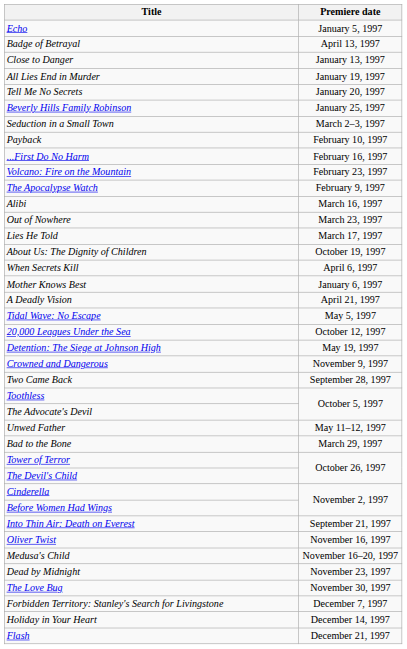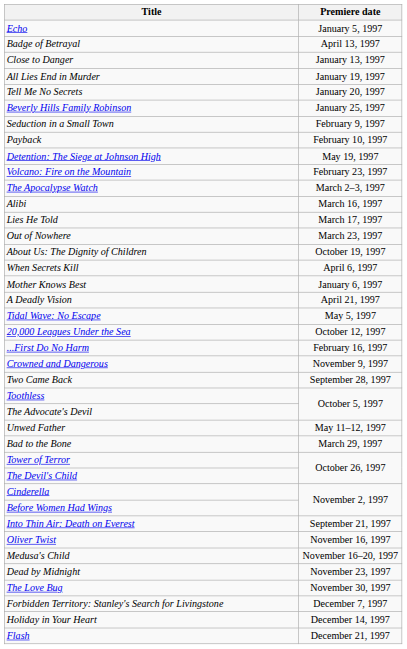(350, 124) March 2–3, 1997 -> (350, 124) February 9, 1997
rows swapped: (48, 156) <-> (84, 348)
(350, 188) February 9, 1997 -> (350, 188) March 2–3, 1997
rows swapped: (32, 236) <-> (39, 220)
